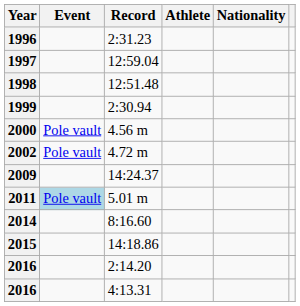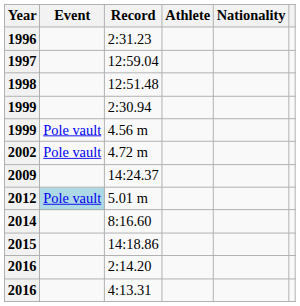(22, 130) 2000 -> (22, 130) 1999
(22, 198) 2011 -> (22, 198) 2012
